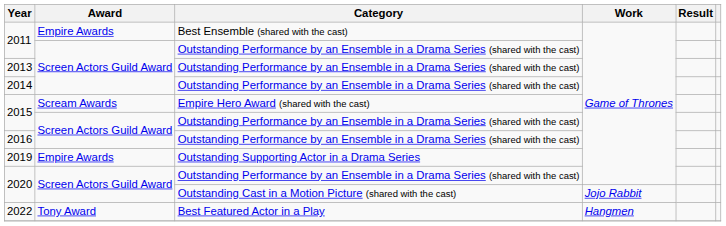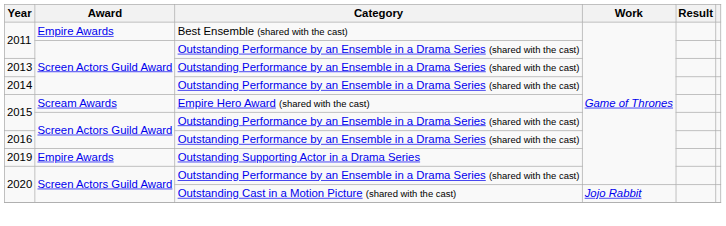- row: (20, 211)
